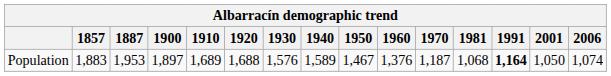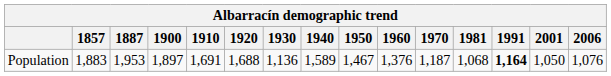(206, 60) 1,689 -> (206, 60) 1,691
(282, 60) 1,576 -> (282, 60) 1,136
(587, 60) 1,074 -> (587, 60) 1,076
